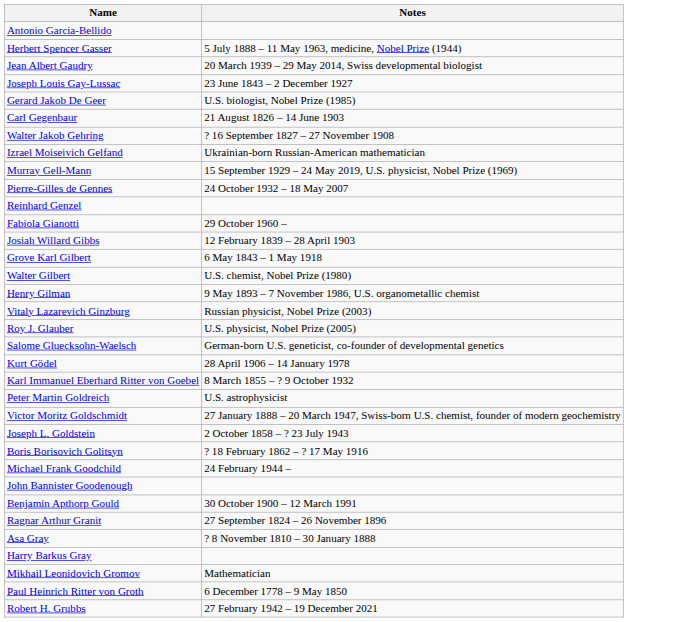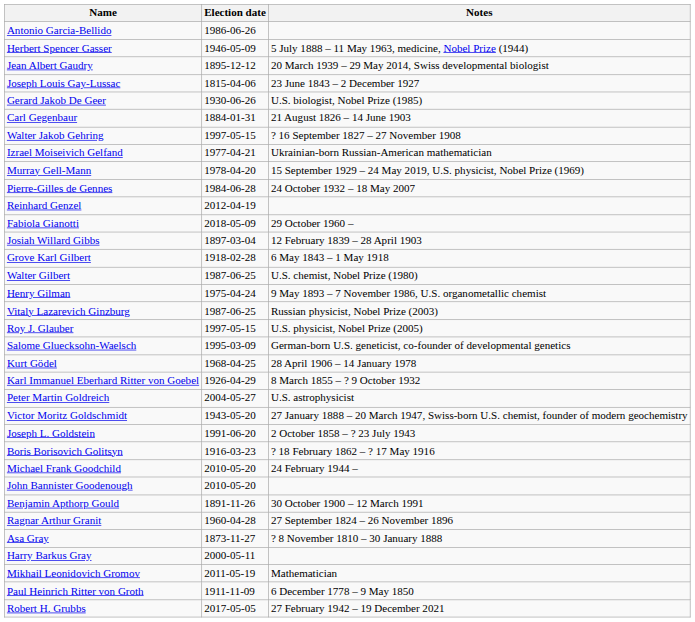+ column: (235, 13)
